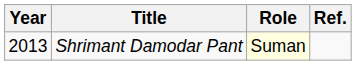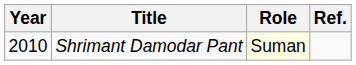(28, 45) 2013 -> (28, 45) 2010
